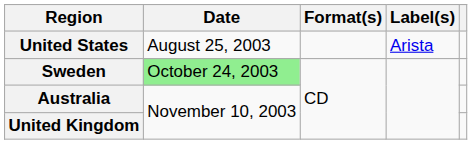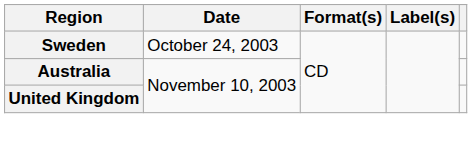- row: (74, 44)
(213, 71) lightgreen background -> (213, 44) no background
